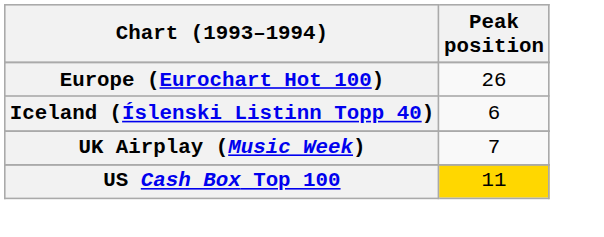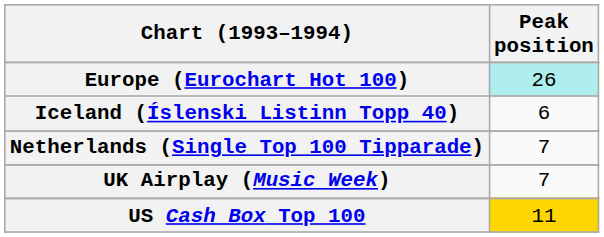(494, 80) no background -> (544, 80) paleturquoise background
+ row: (247, 147)
